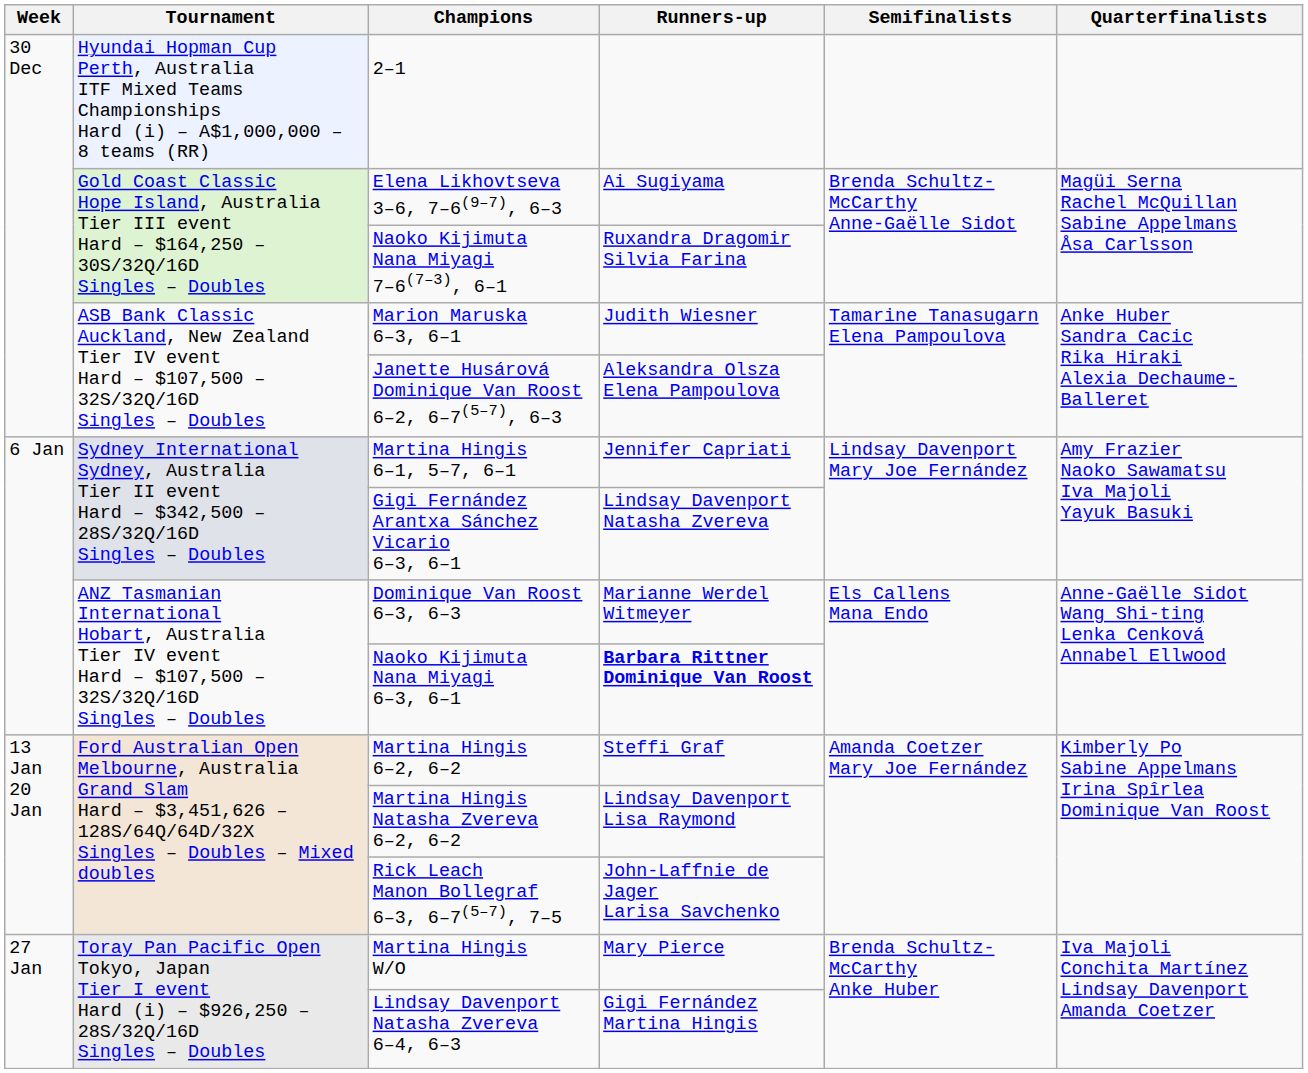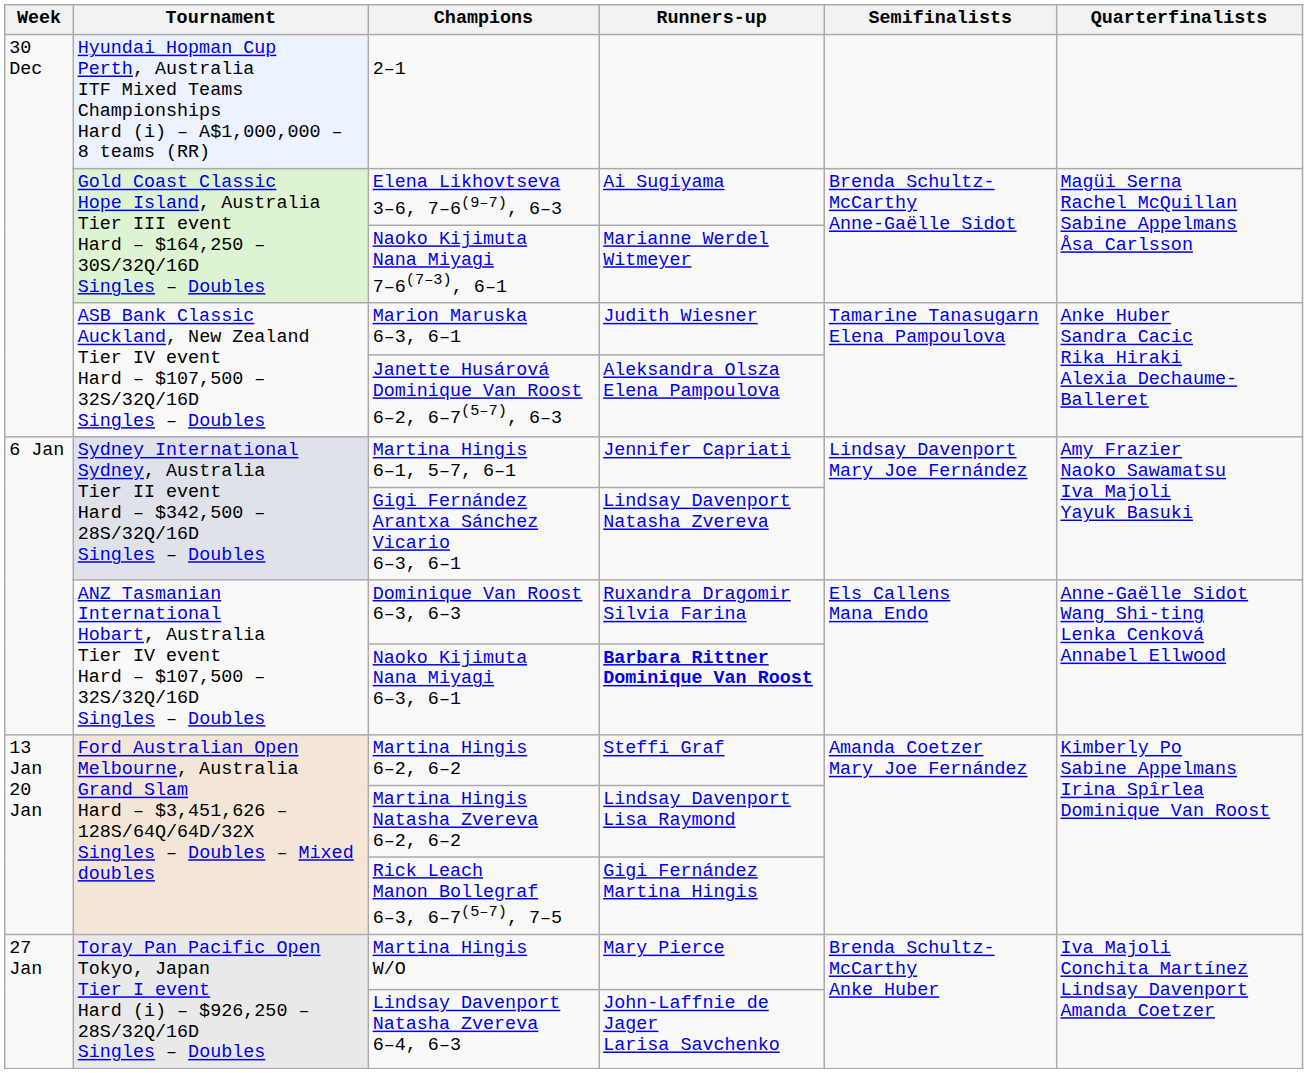(697, 251) Ruxandra Dragomir Silvia Farina -> (686, 251) Marianne Werdel Witmeyer
(686, 605) Marianne Werdel Witmeyer -> (697, 605) Ruxandra Dragomir Silvia Farina
(691, 892) John-Laffnie de Jager Larisa Savchenko -> (680, 882) Gigi Fernández Martina Hingis
(680, 1015) Gigi Fernández Martina Hingis -> (691, 1026) John-Laffnie de Jager Larisa Savchenko
